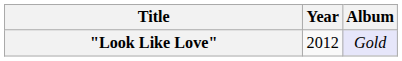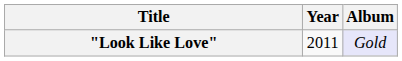(323, 42) 2012 -> (323, 42) 2011
